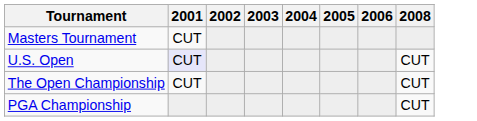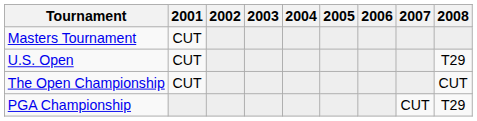+ column: (415, 16)
(187, 61) lavender background -> (187, 61) no background
(415, 61) CUT -> (453, 61) T29
(415, 105) CUT -> (453, 105) T29
